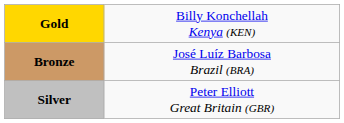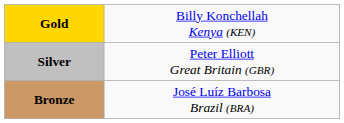rows swapped: (54, 99) <-> (54, 61)
